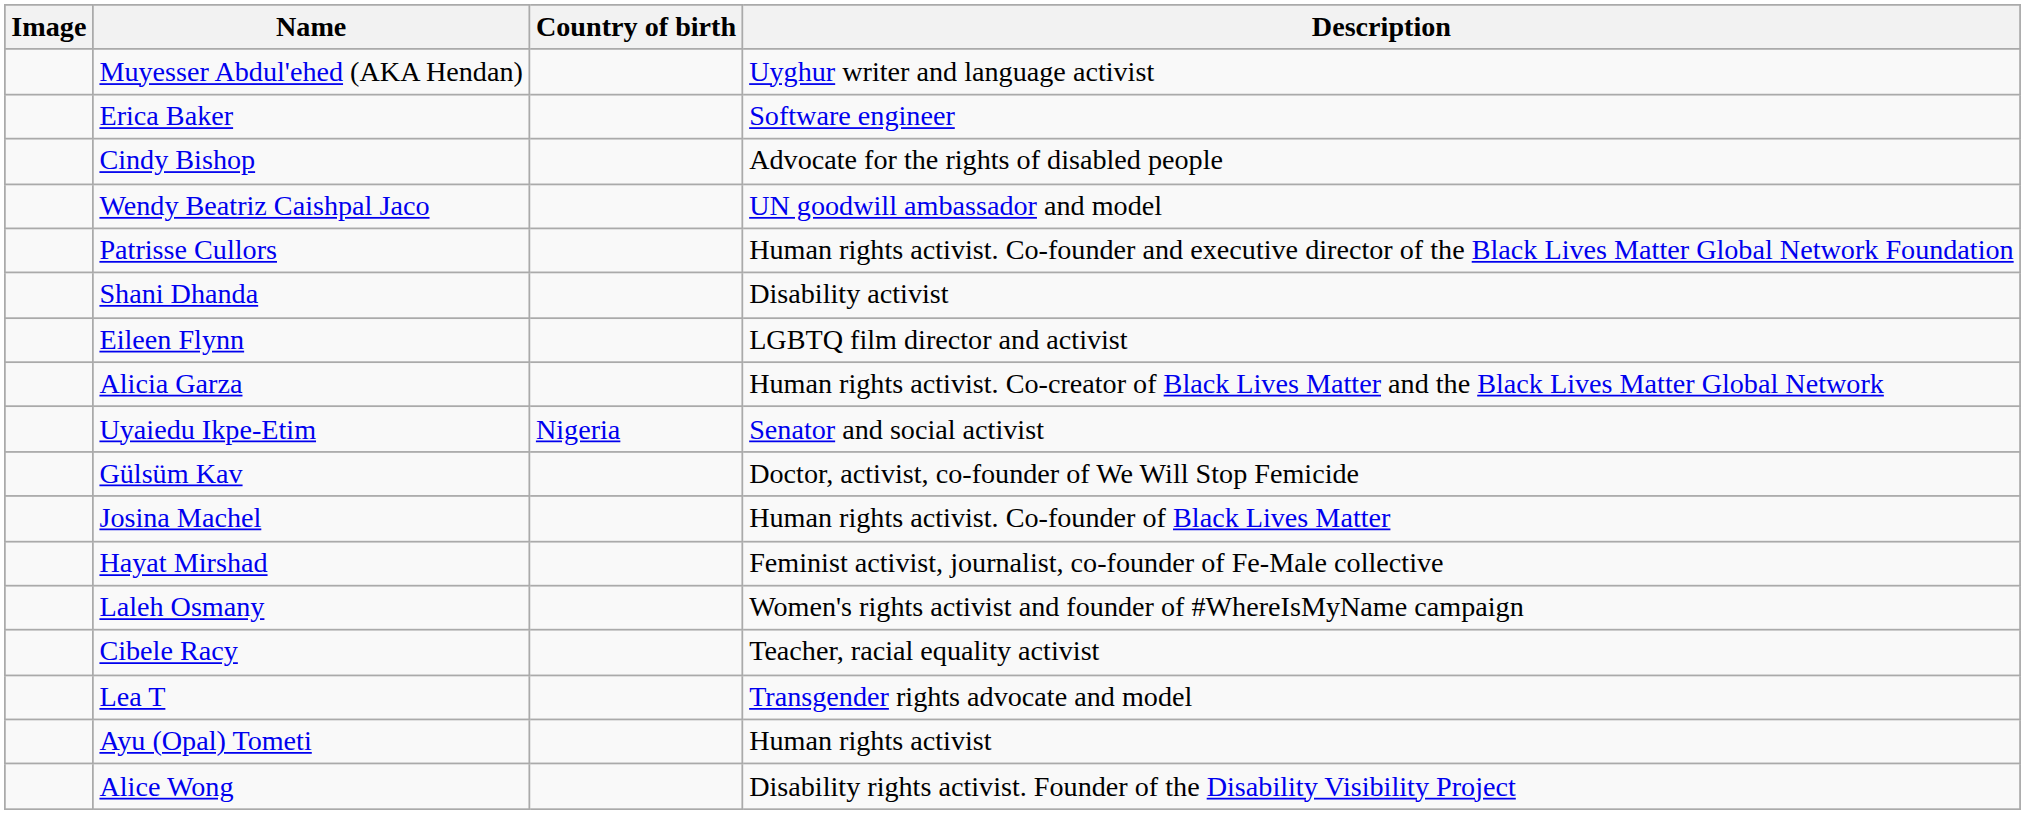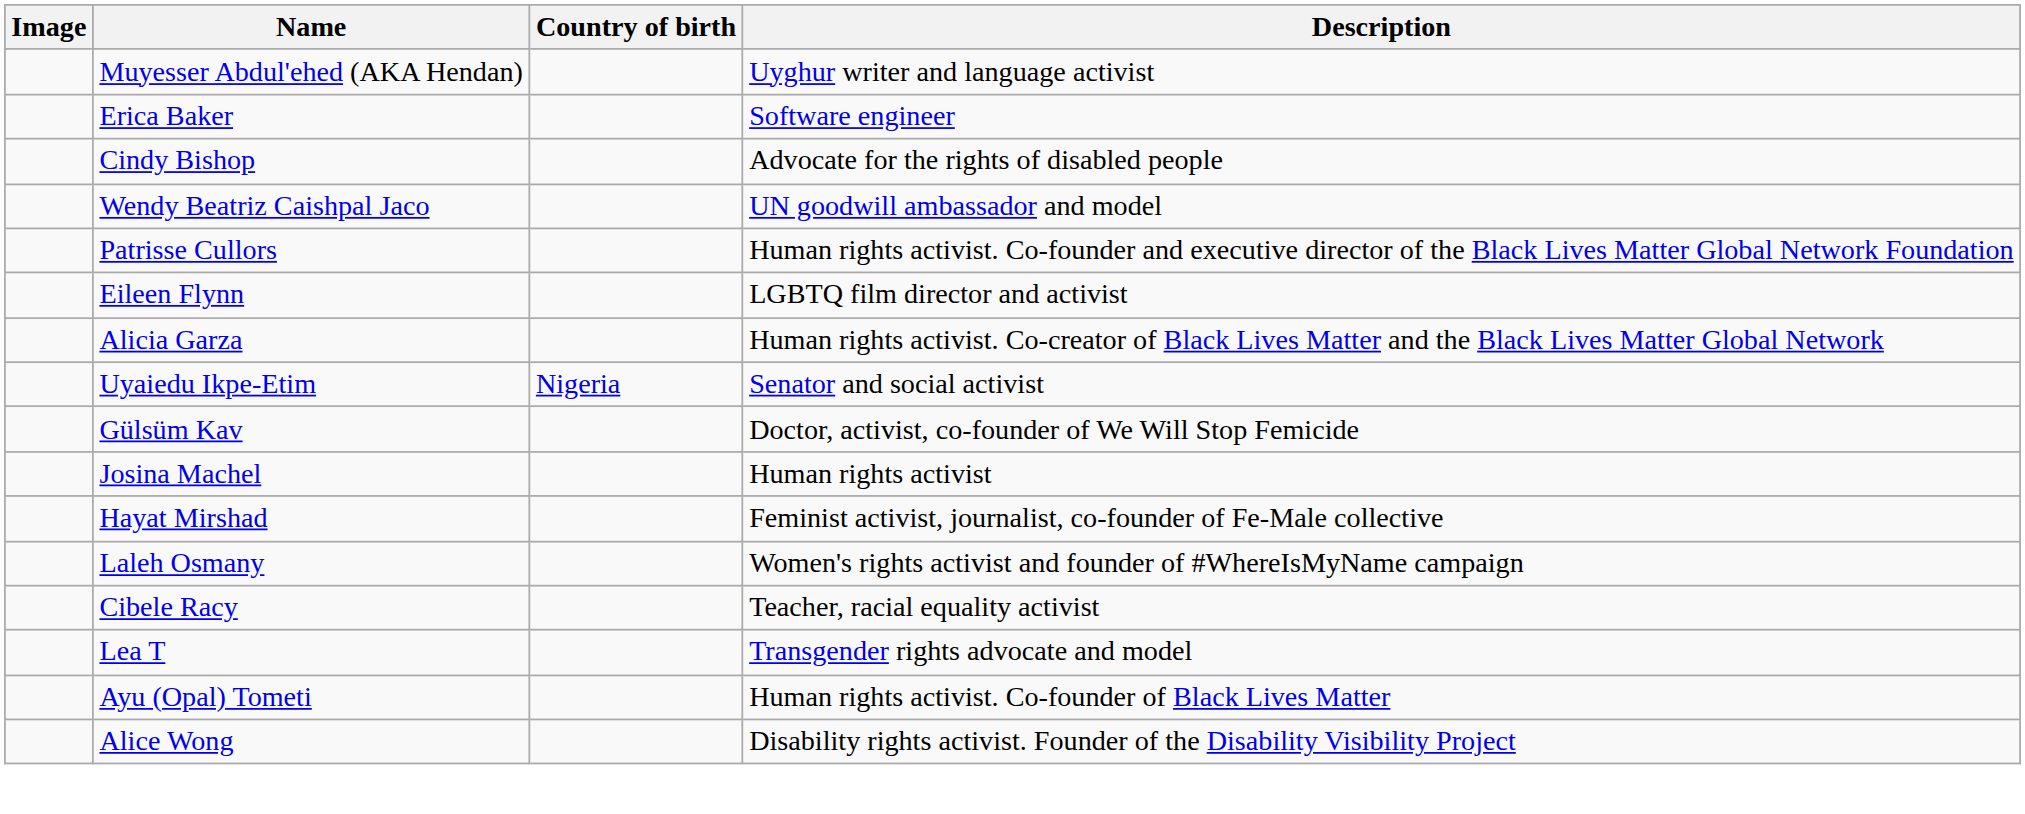- row: (179, 294)
(1070, 518) Human rights activist. Co-founder of Black Lives Matter -> (870, 473) Human rights activist
(870, 741) Human rights activist -> (1070, 696) Human rights activist. Co-founder of Black Lives Matter
